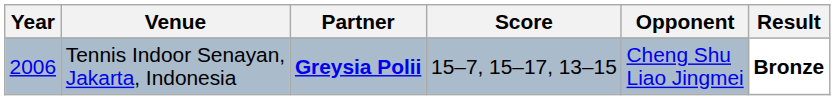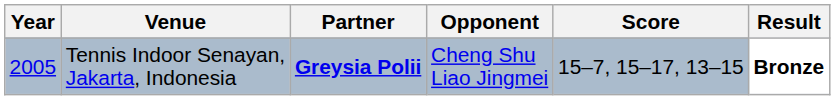columns swapped: (685, 22) <-> (524, 22)
(33, 66) 2006 -> (33, 66) 2005
